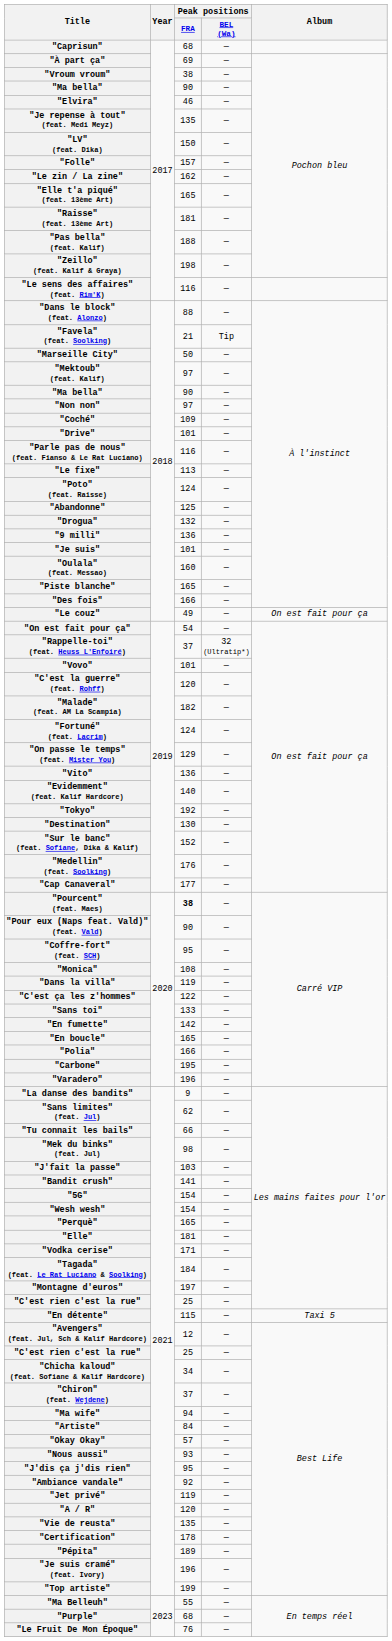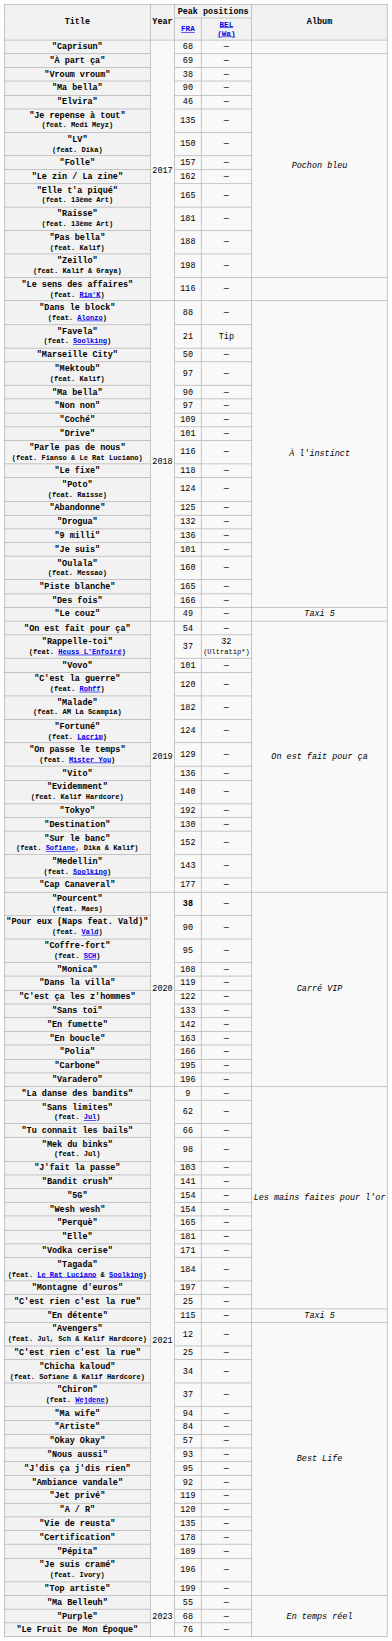(188, 471) 113 -> (188, 471) 118
(320, 614) On est fait pour ça -> (320, 614) Taxi 5
(188, 866) 176 -> (188, 866) 143
(188, 1038) 165 -> (188, 1038) 163
